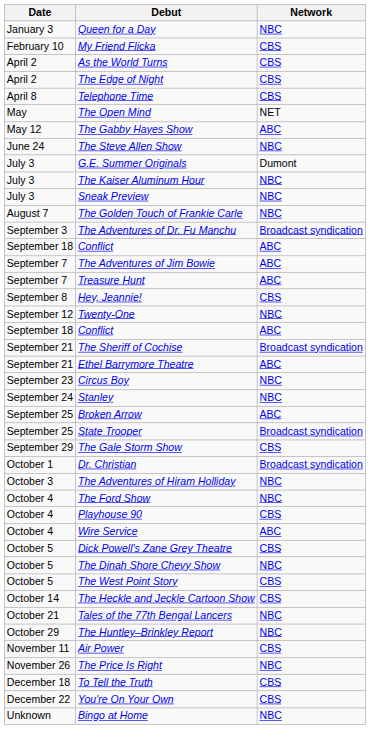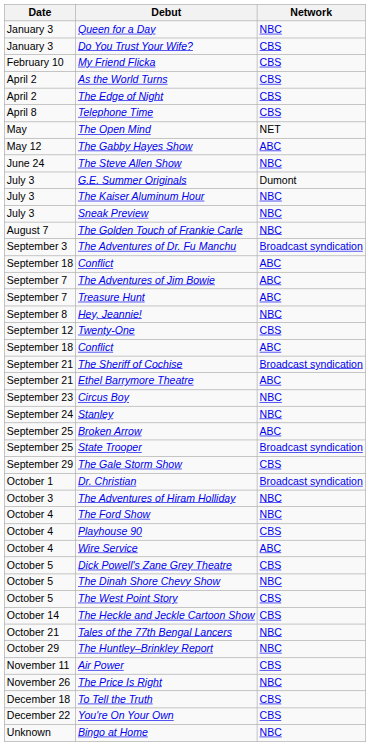+ row: (30, 46)
(270, 297) CBS -> (271, 314) NBC
(271, 314) NBC -> (270, 331) CBS
